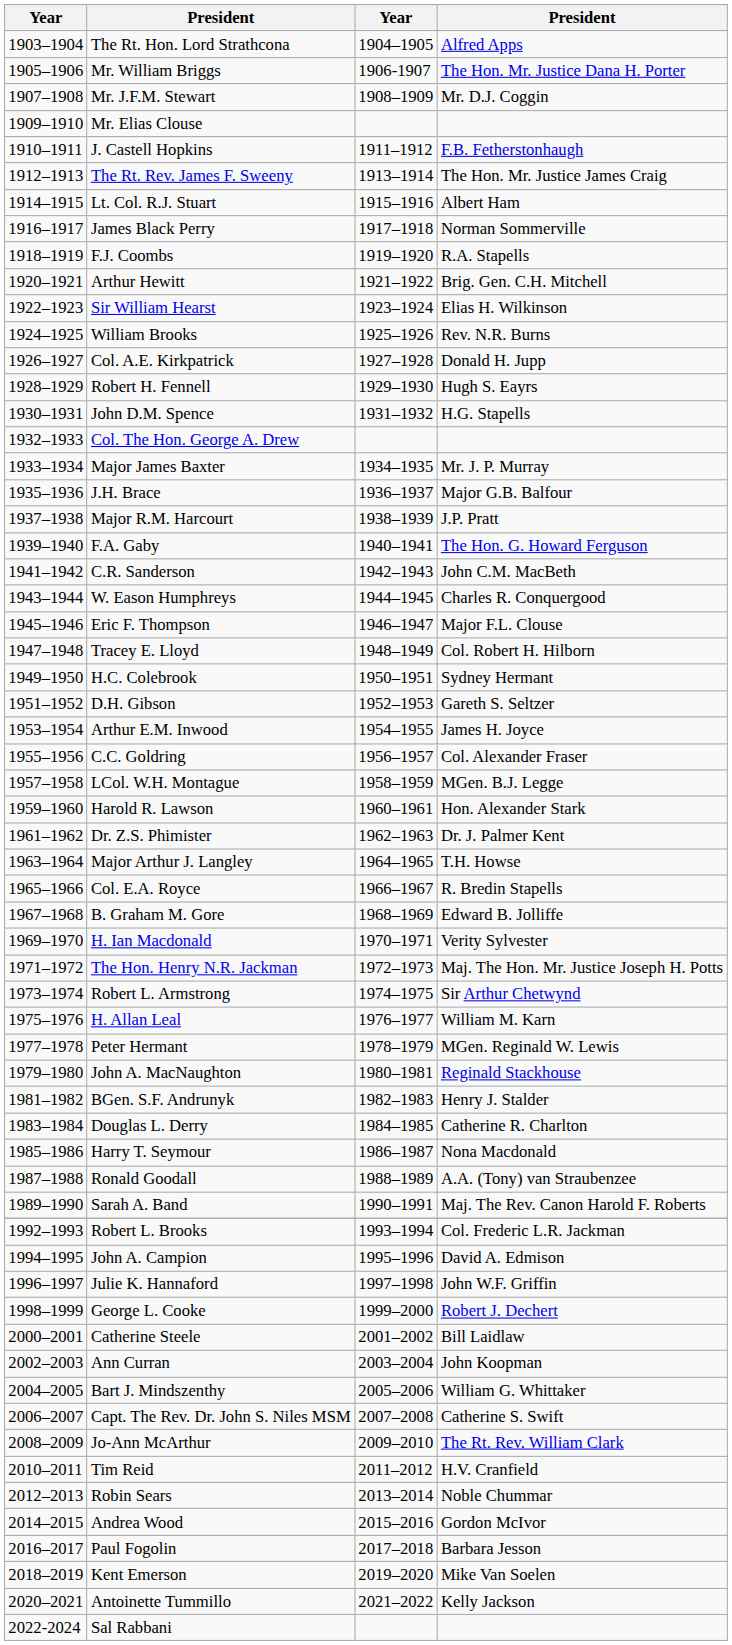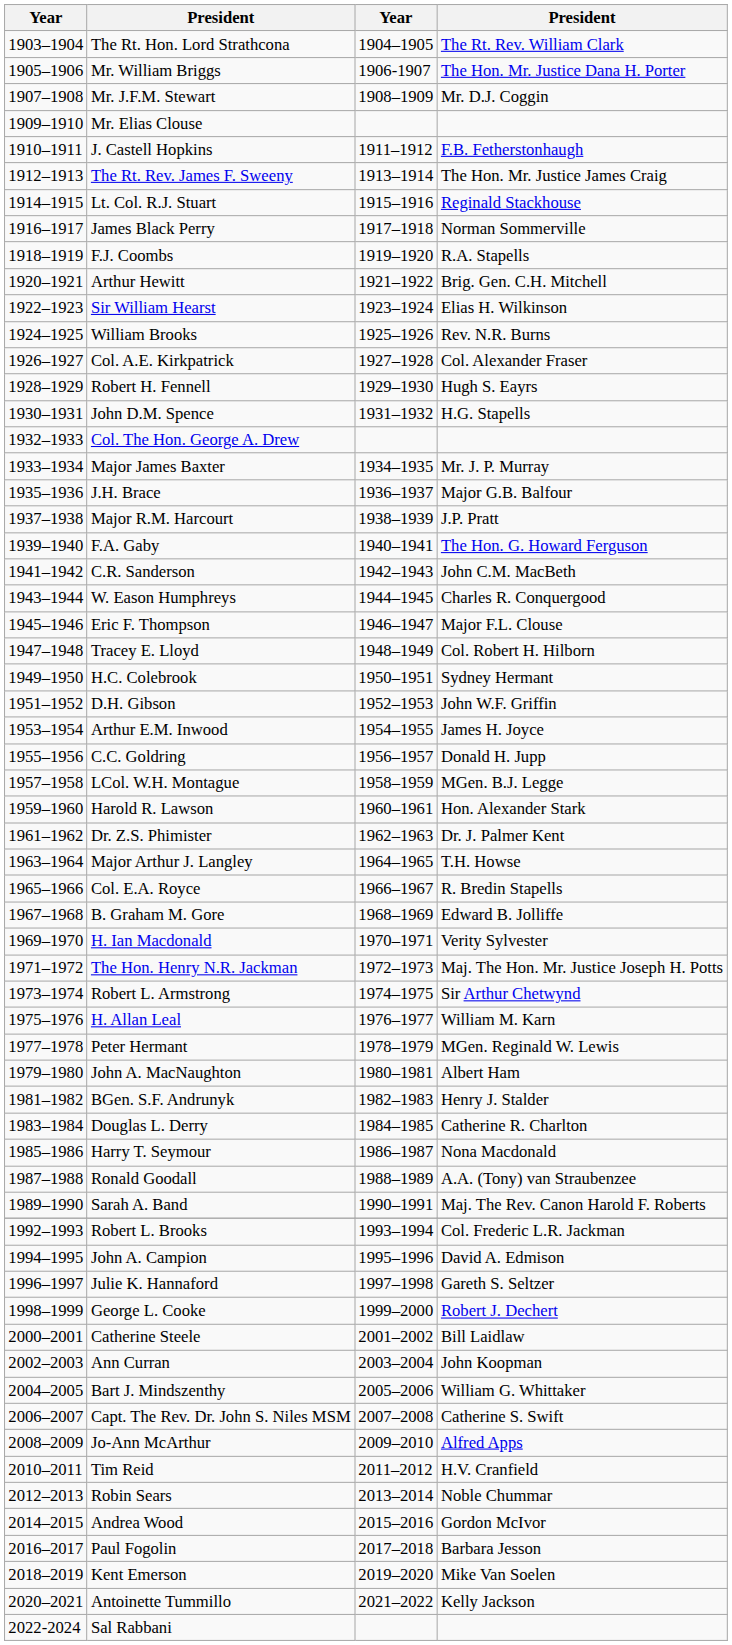(482, 44) Alfred Apps -> (532, 44) The Rt. Rev. William Clark
(480, 202) Albert Ham -> (511, 202) Reginald Stackhouse
(493, 360) Donald H. Jupp -> (514, 360) Col. Alexander Fraser
(498, 703) Gareth S. Seltzer -> (499, 703) John W.F. Griffin
(514, 756) Col. Alexander Fraser -> (493, 756) Donald H. Jupp
(511, 1073) Reginald Stackhouse -> (480, 1073) Albert Ham
(499, 1284) John W.F. Griffin -> (498, 1284) Gareth S. Seltzer
(532, 1442) The Rt. Rev. William Clark -> (482, 1442) Alfred Apps
